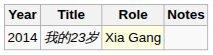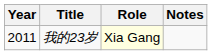(22, 37) 2014 -> (22, 37) 2011
